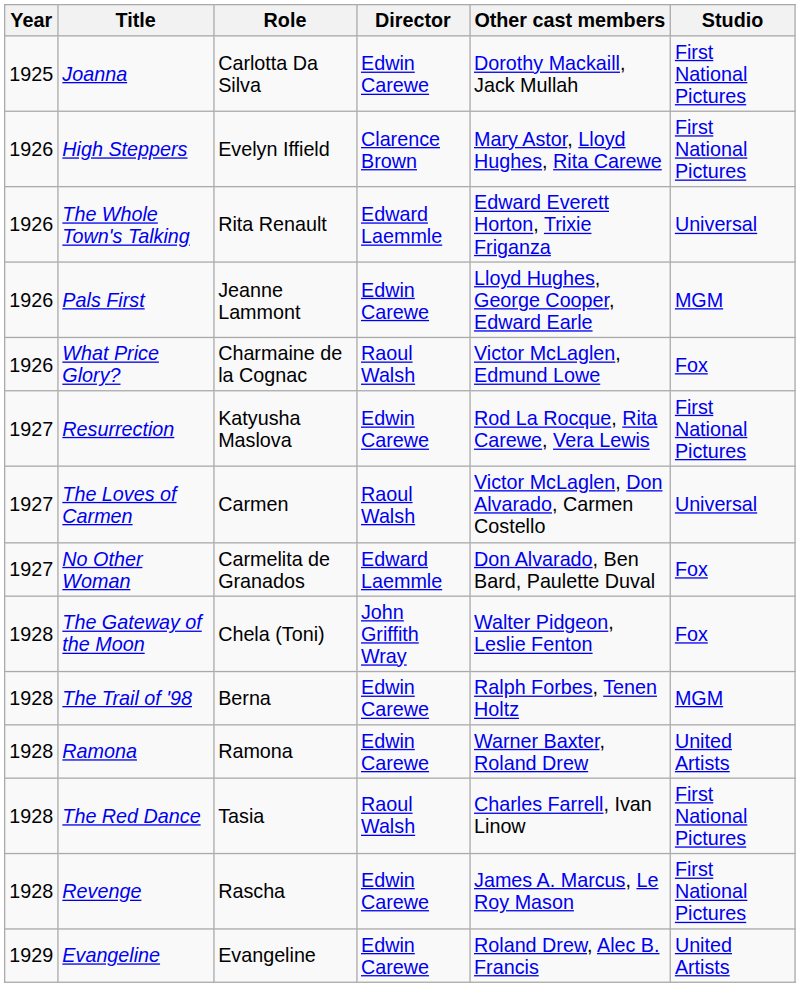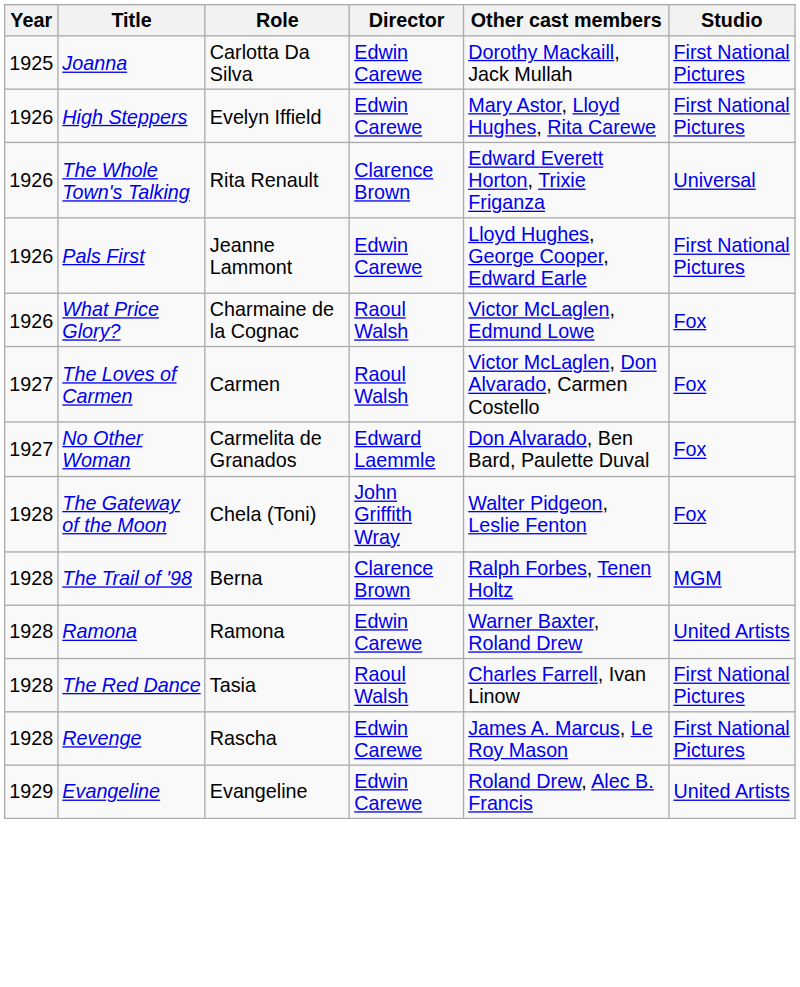(400, 149) Clarence Brown -> (388, 116) Edwin Carewe
(402, 225) Edward Laemmle -> (394, 181) Clarence Brown
(699, 300) MGM -> (732, 256) First National Pictures
- row: (118, 429)
(716, 505) Universal -> (690, 385) Fox
(395, 698) Edwin Carewe -> (394, 578) Clarence Brown
